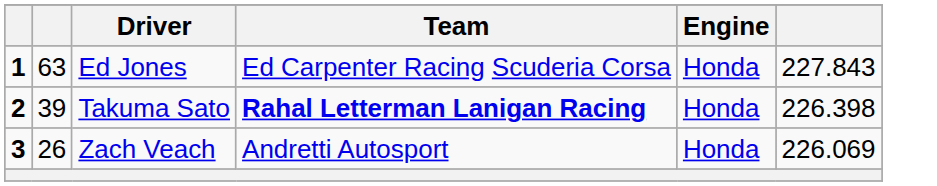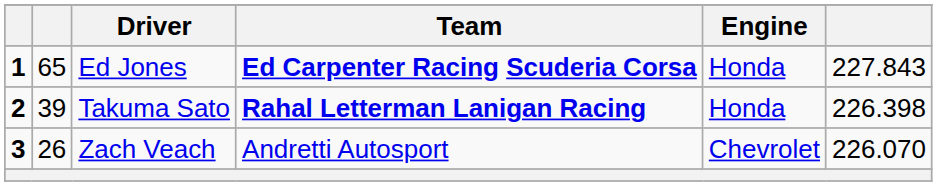(52, 67) 63 -> (52, 67) 65
(456, 67) normal -> (469, 67) bold
(721, 149) Honda -> (764, 149) Chevrolet
(829, 149) 226.069 -> (879, 149) 226.070
